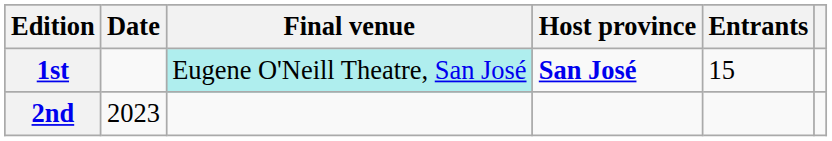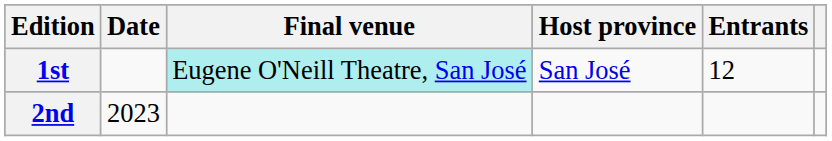(588, 70) bold -> (585, 70) normal
(722, 70) 15 -> (722, 70) 12
